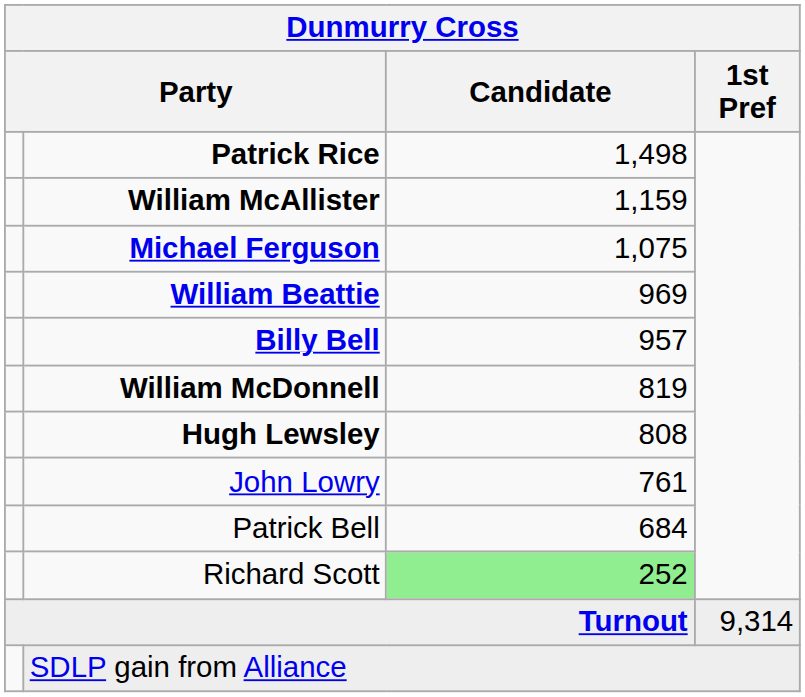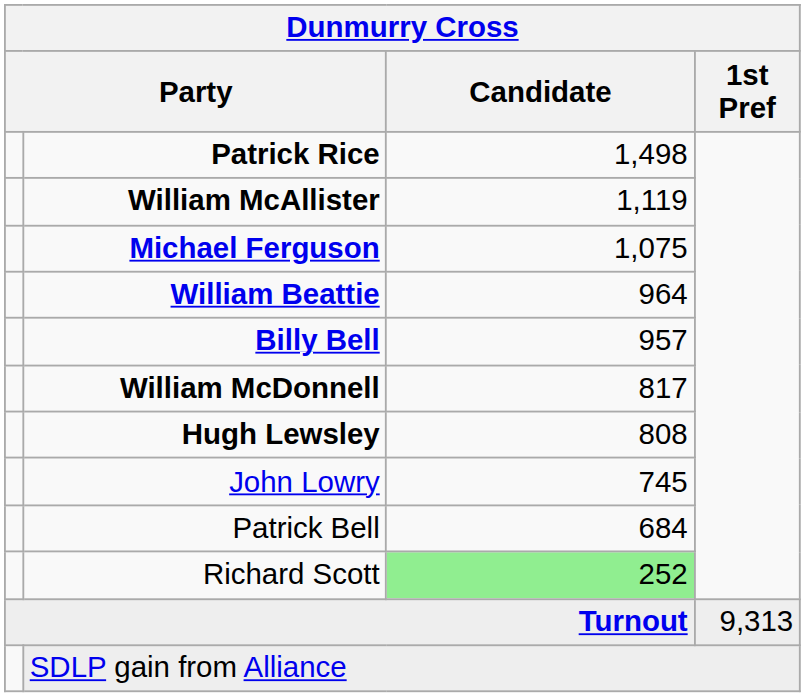(651, 201) 1,159 -> (652, 201) 1,119
(663, 294) 969 -> (663, 294) 964
(663, 387) 819 -> (663, 387) 817
(663, 481) 761 -> (663, 481) 745
(756, 621) 9,314 -> (756, 621) 9,313
